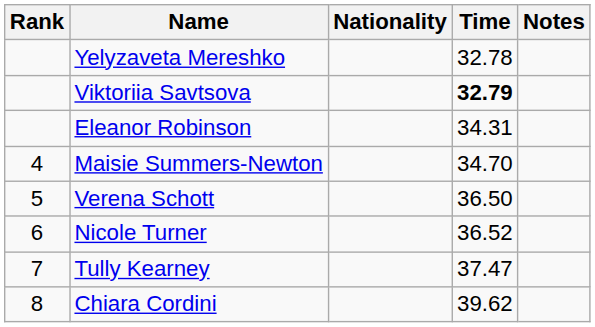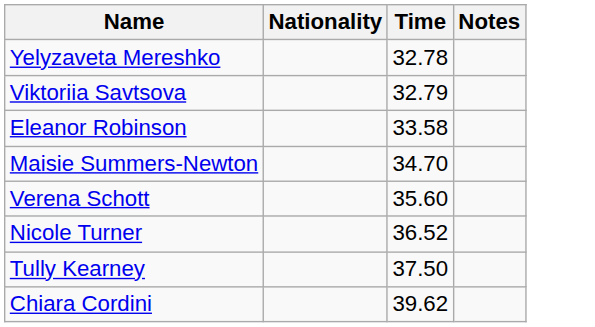- column: (37, 22)
(485, 92) bold -> (420, 92) normal
(485, 127) 34.31 -> (420, 127) 33.58
(485, 198) 36.50 -> (420, 198) 35.60
(485, 269) 37.47 -> (420, 269) 37.50
